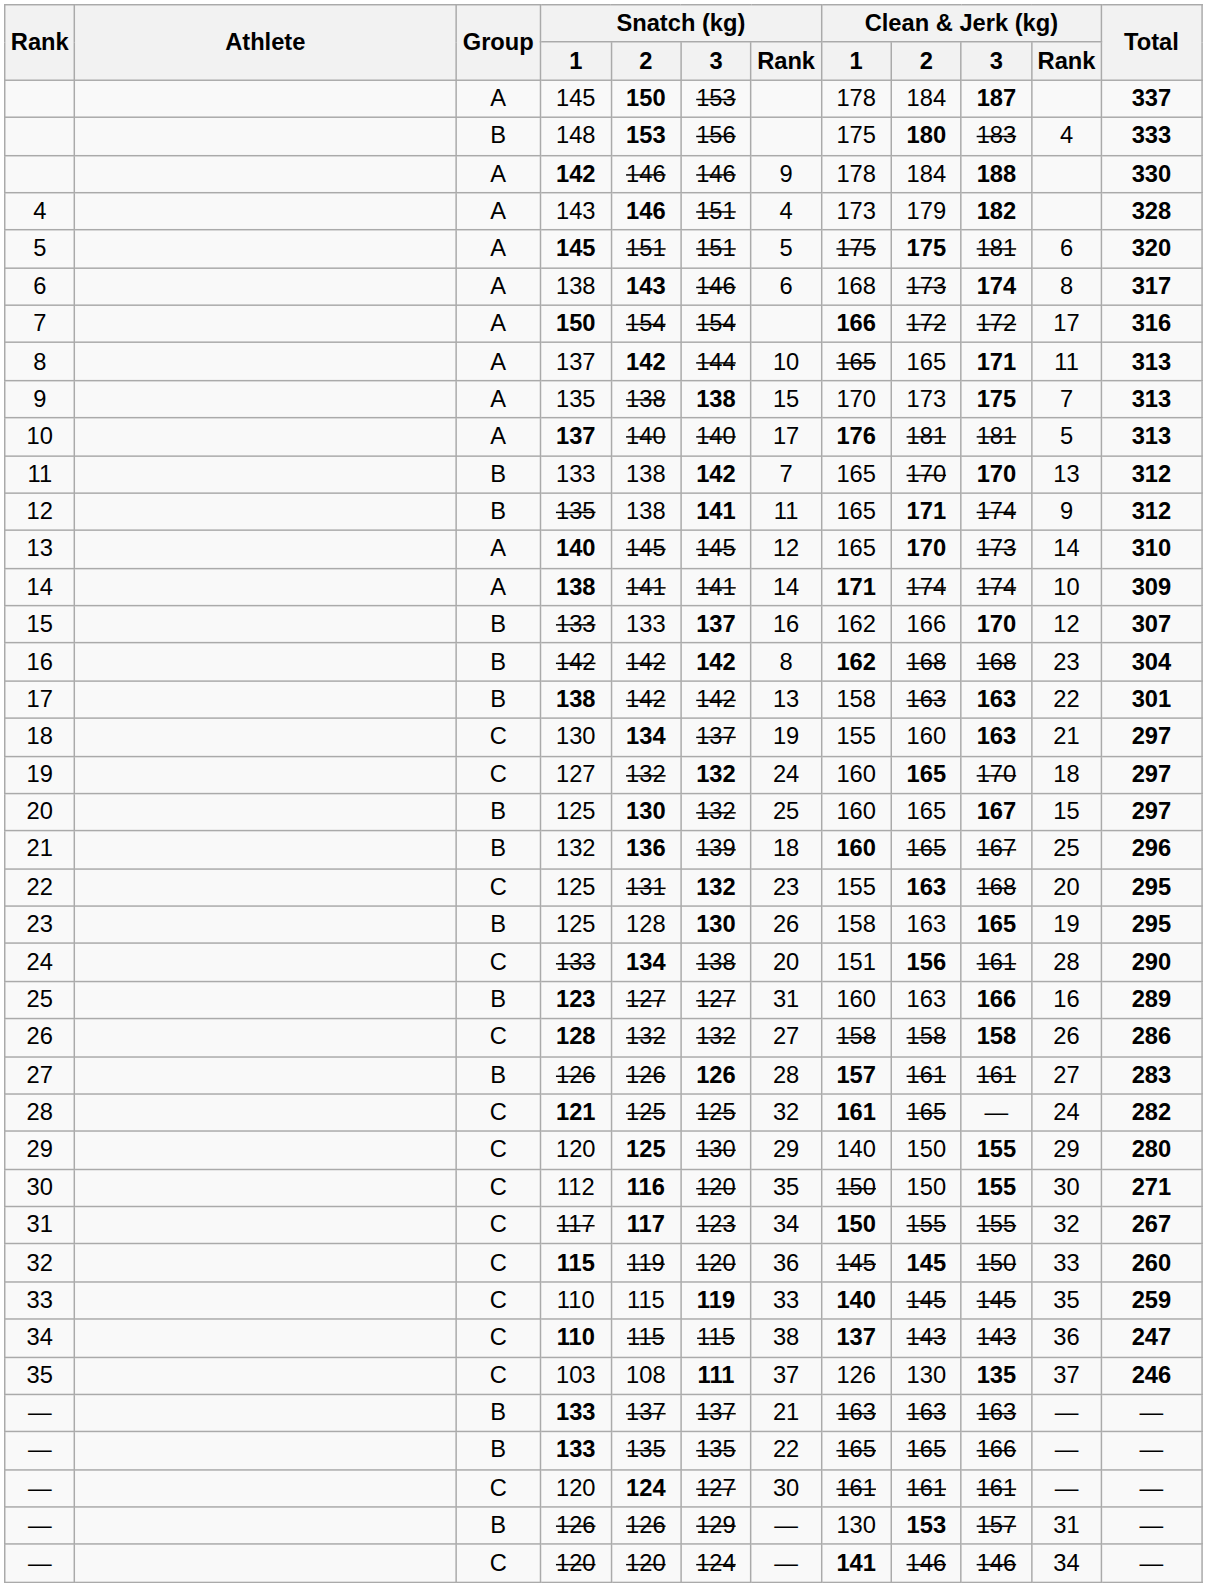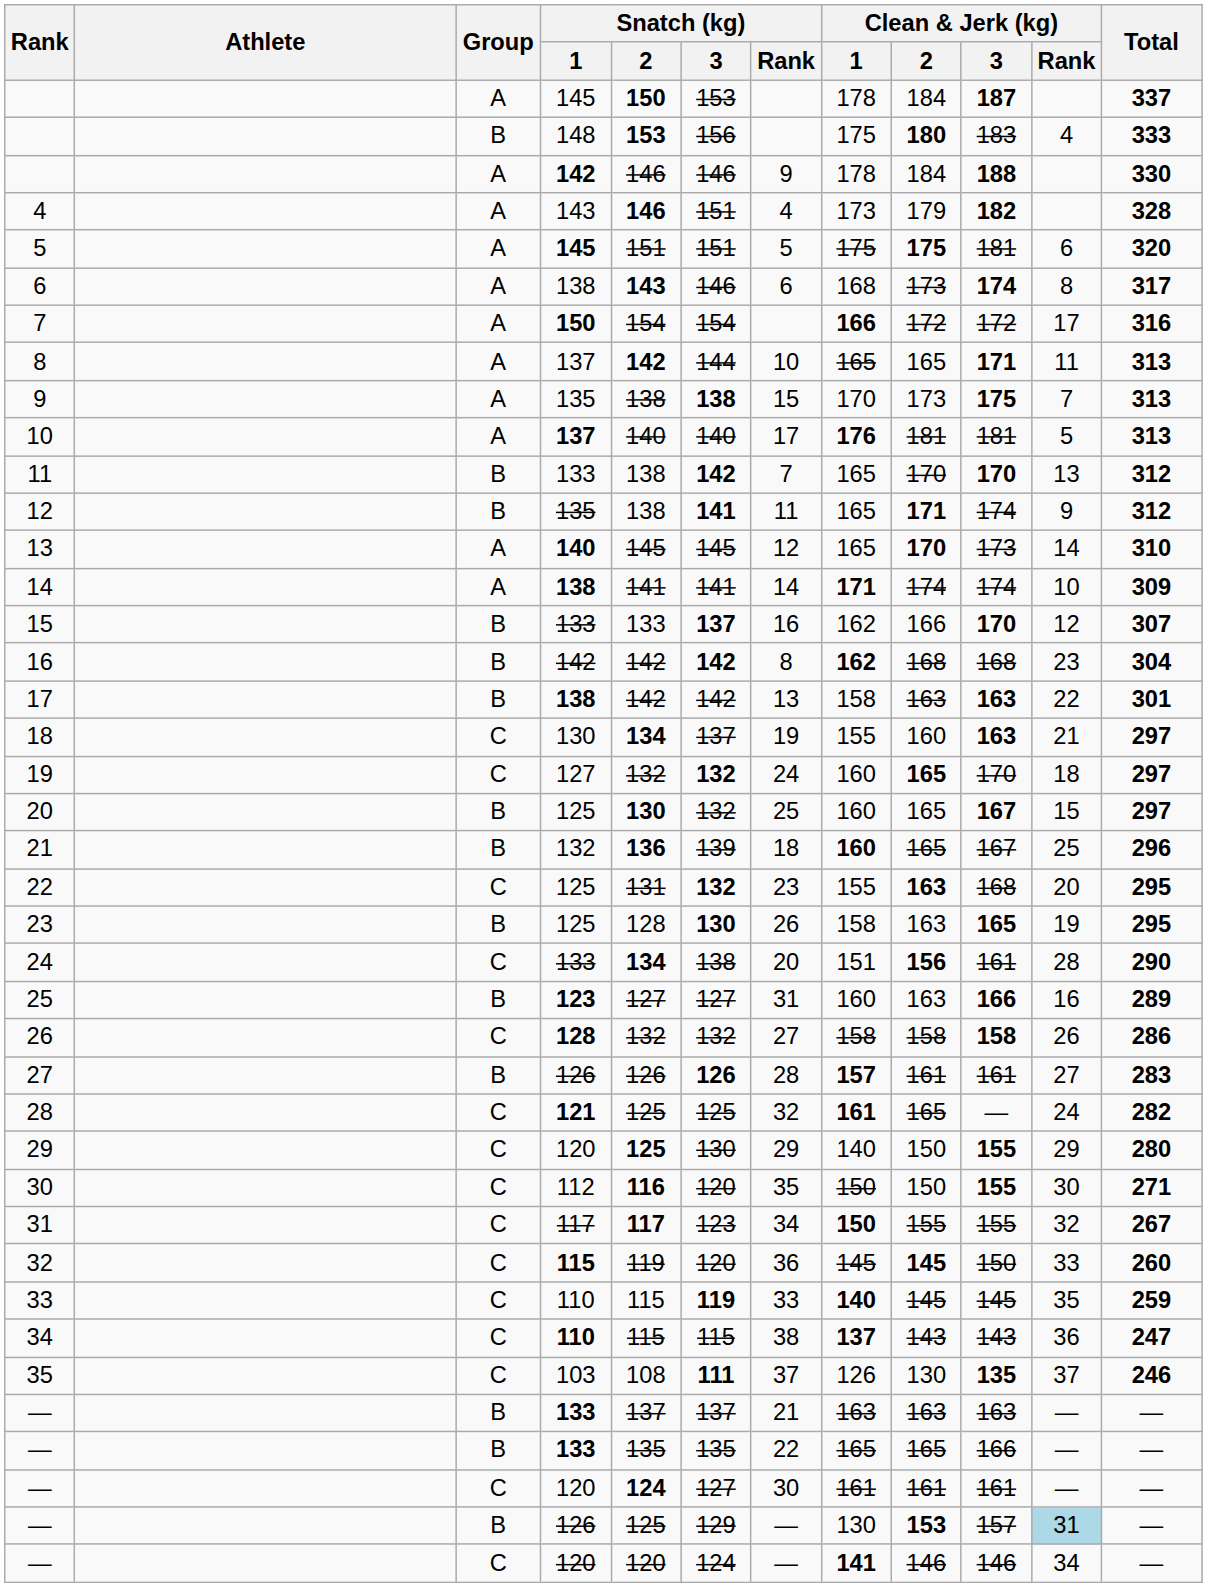(646, 1525) 126 -> (646, 1525) 125
(1067, 1525) no background -> (1067, 1525) lightblue background
